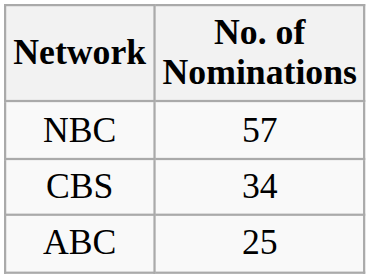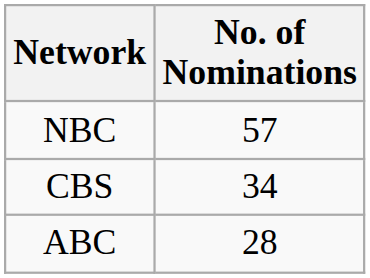(260, 242) 25 -> (260, 242) 28
